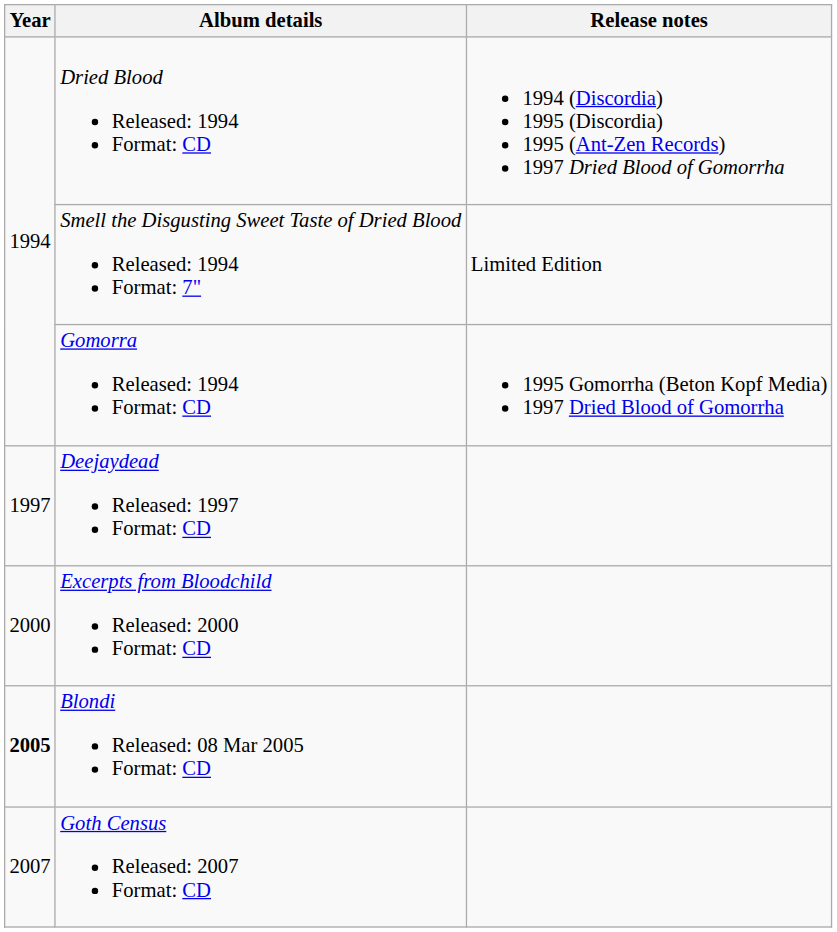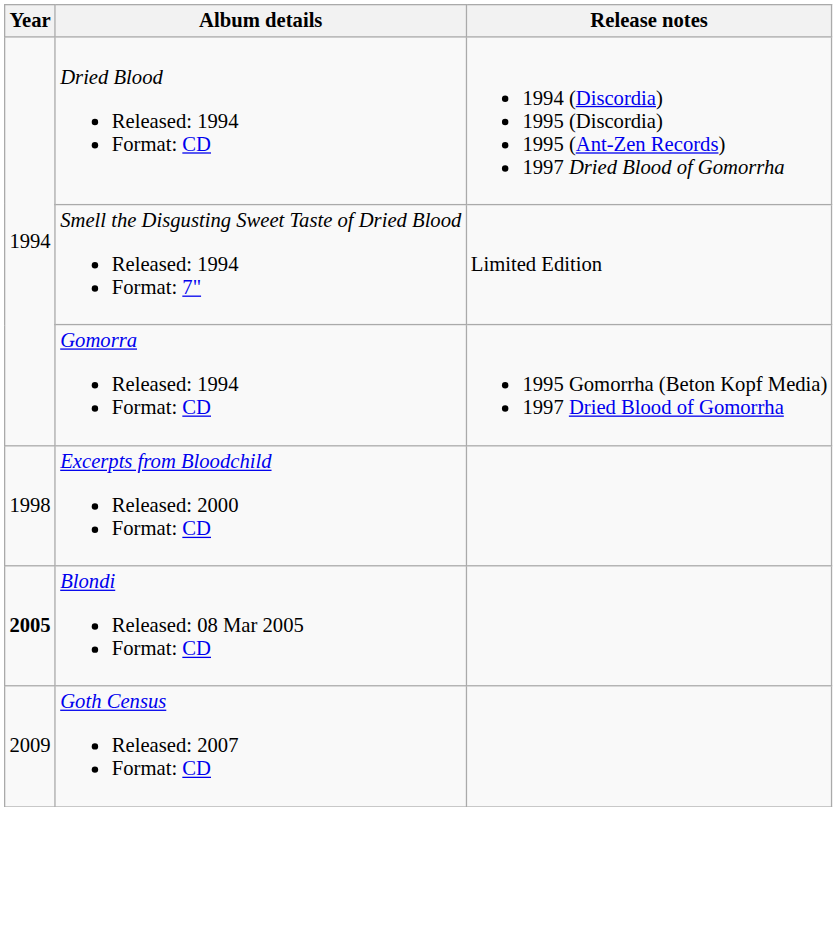- row: (261, 495)
(30, 625) 2000 -> (30, 505) 1998
(30, 866) 2007 -> (30, 746) 2009
